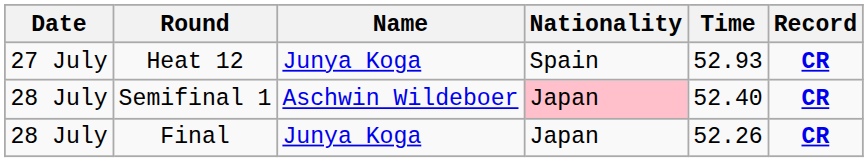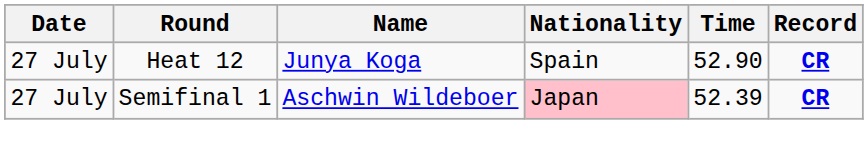(728, 61) 52.93 -> (728, 61) 52.90
(59, 99) 28 July -> (59, 99) 27 July
(728, 99) 52.40 -> (728, 99) 52.39
- row: (195, 137)
